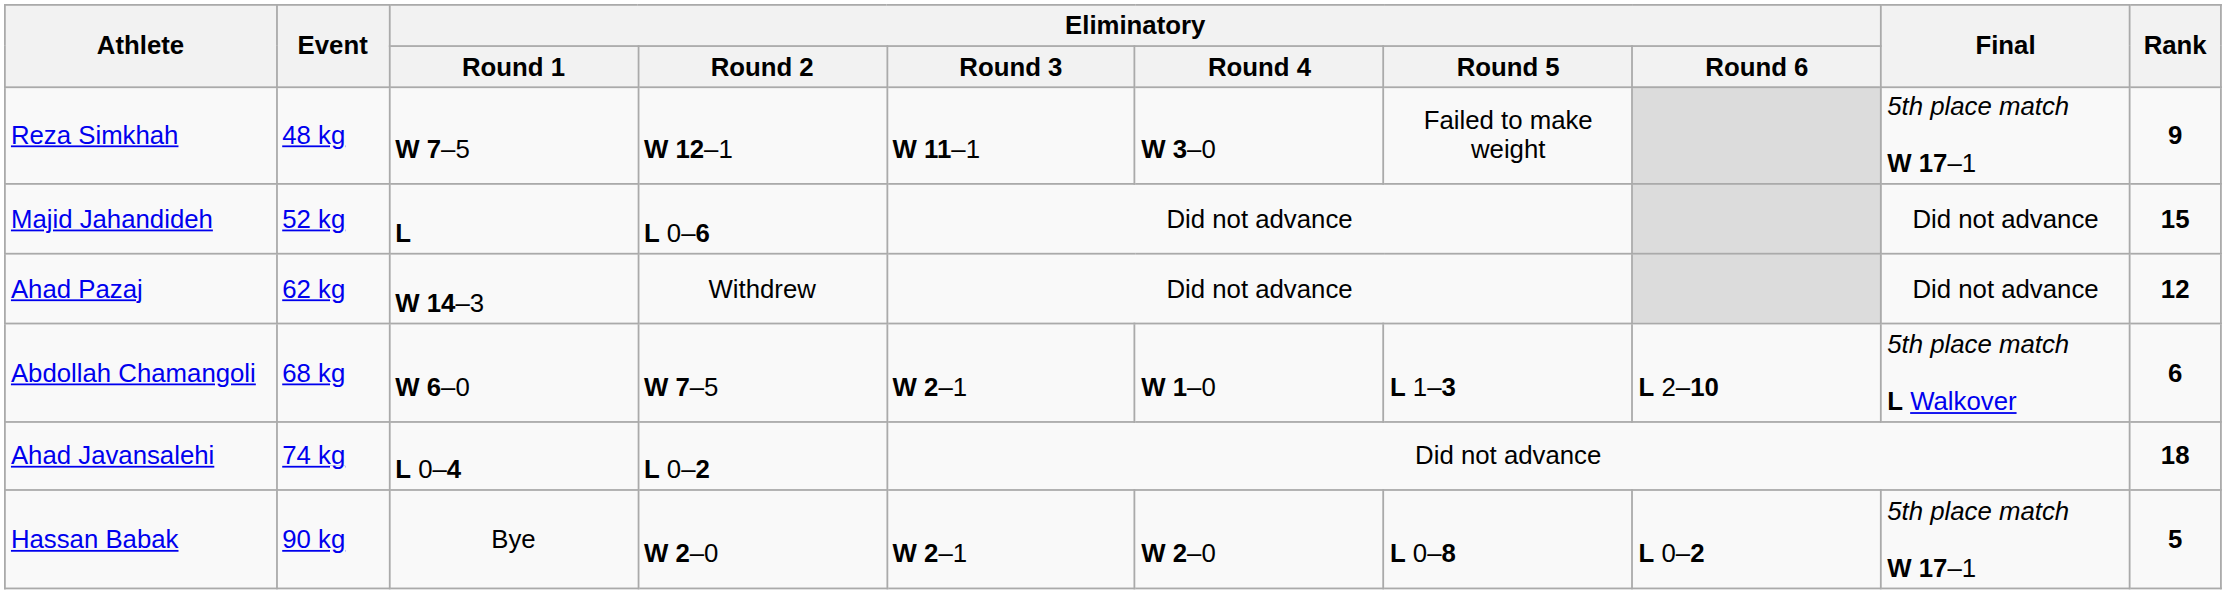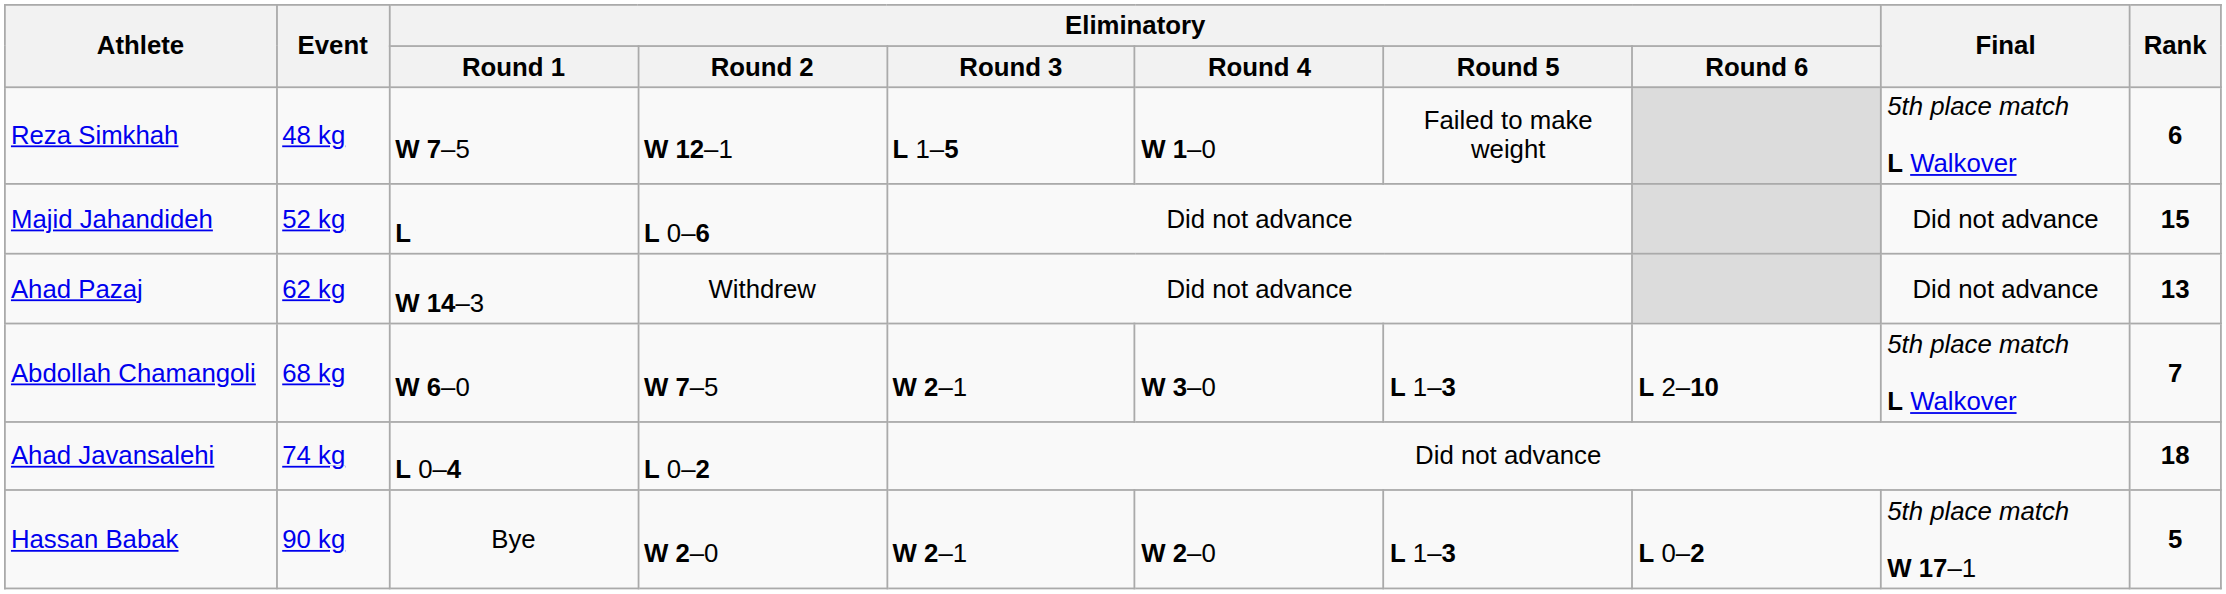(936, 150) W 11–1 -> (926, 150) L 1–5
(1178, 150) W 3–0 -> (1178, 150) W 1–0
(1978, 136) 5th place match W 17–1 -> (1978, 136) 5th place match L Walkover
(2175, 136) 9 -> (2175, 136) 6
(2175, 289) 12 -> (2175, 289) 13
(1178, 387) W 1–0 -> (1178, 387) W 3–0
(2175, 372) 6 -> (2175, 372) 7
(1423, 554) L 0–8 -> (1423, 554) L 1–3
